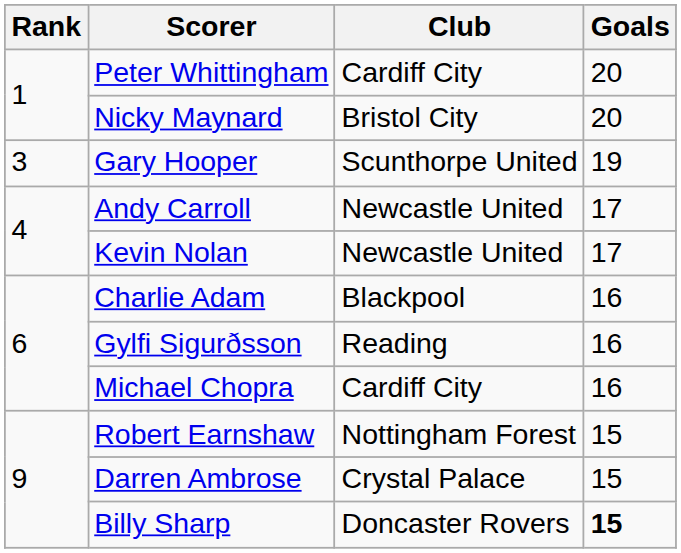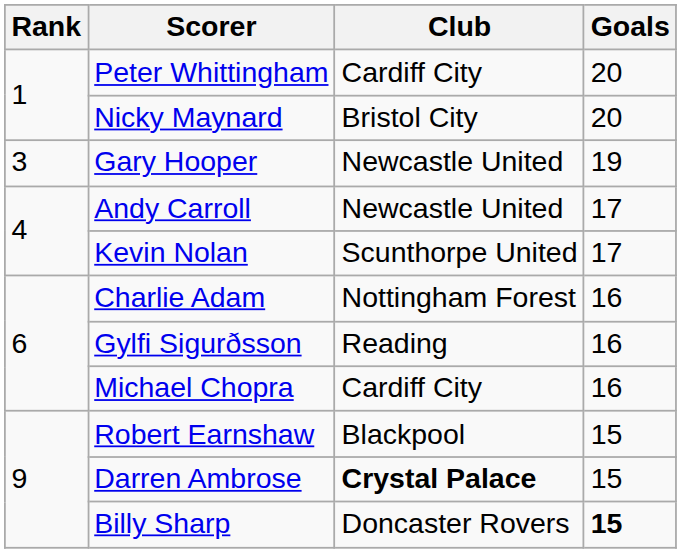(460, 162) Scunthorpe United -> (452, 162) Newcastle United
(452, 252) Newcastle United -> (460, 252) Scunthorpe United
(403, 298) Blackpool -> (459, 298) Nottingham Forest
(459, 433) Nottingham Forest -> (403, 433) Blackpool
(433, 478) normal -> (439, 478) bold
